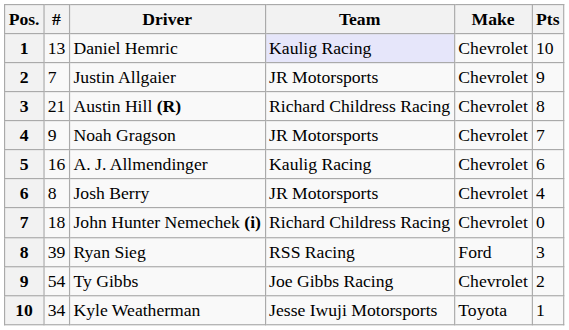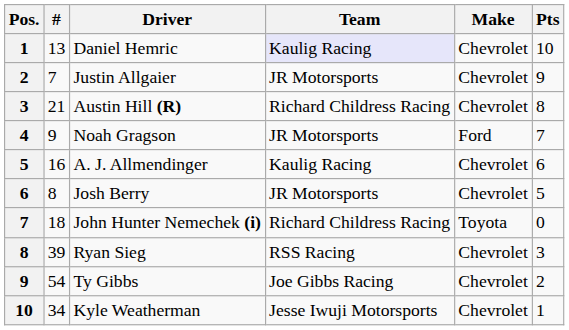(493, 135) Chevrolet -> (475, 135) Ford
(540, 193) 4 -> (540, 193) 5
(493, 222) Chevrolet -> (483, 222) Toyota
(475, 251) Ford -> (493, 251) Chevrolet
(483, 309) Toyota -> (493, 309) Chevrolet
